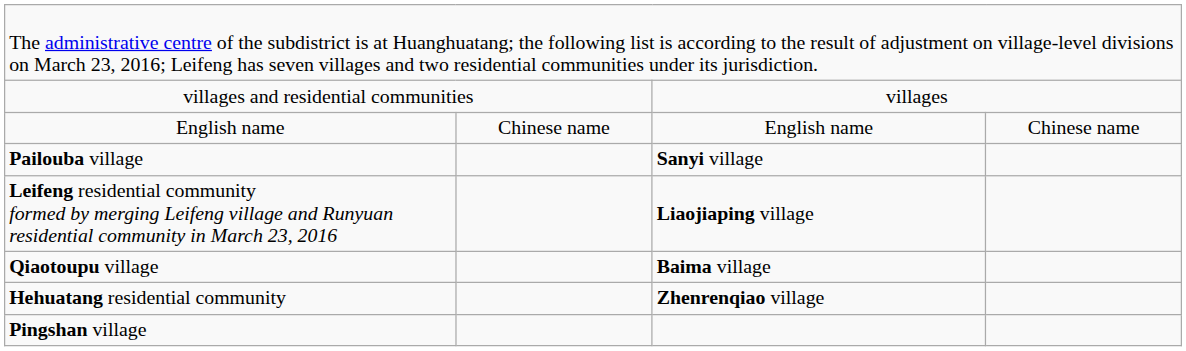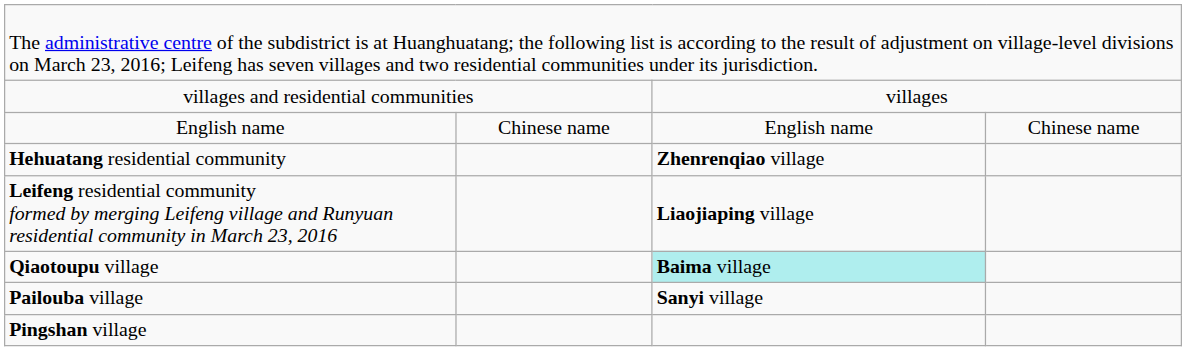rows swapped: (148, 298) <-> (76, 159)
(714, 266) no background -> (714, 266) paleturquoise background
